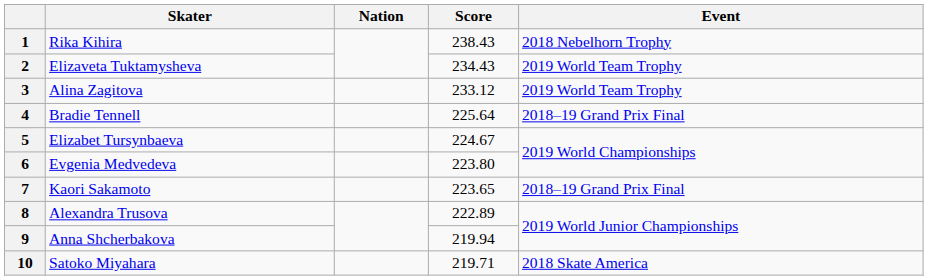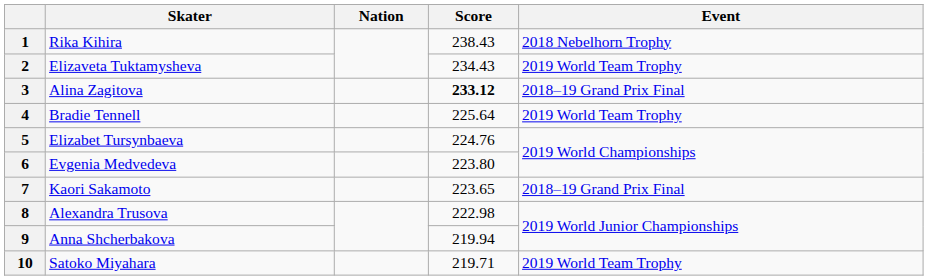(473, 90) normal -> (473, 90) bold
(602, 90) 2019 World Team Trophy -> (603, 90) 2018–19 Grand Prix Final
(603, 115) 2018–19 Grand Prix Final -> (602, 115) 2019 World Team Trophy
(473, 139) 224.67 -> (473, 139) 224.76
(473, 213) 222.89 -> (473, 213) 222.98
(585, 262) 2018 Skate America -> (602, 262) 2019 World Team Trophy
